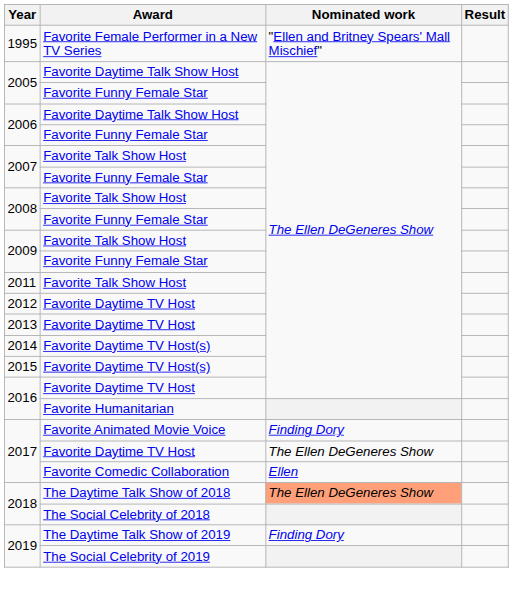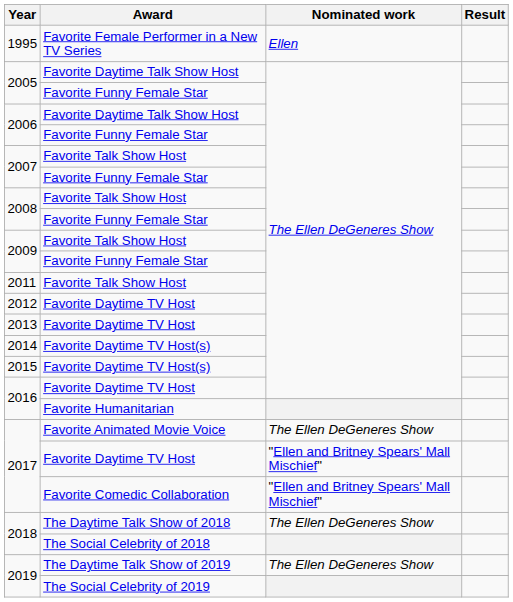(359, 43) "Ellen and Britney Spears' Mall Mischief" -> (283, 43) Ellen
(306, 430) Finding Dory -> (351, 430) The Ellen DeGeneres Show
(351, 451) The Ellen DeGeneres Show -> (359, 458) "Ellen and Britney Spears' Mall Mischief"
(283, 472) Ellen -> (359, 494) "Ellen and Britney Spears' Mall Mischief"
(351, 493) lightsalmon background -> (351, 523) no background
(306, 535) Finding Dory -> (351, 565) The Ellen DeGeneres Show
